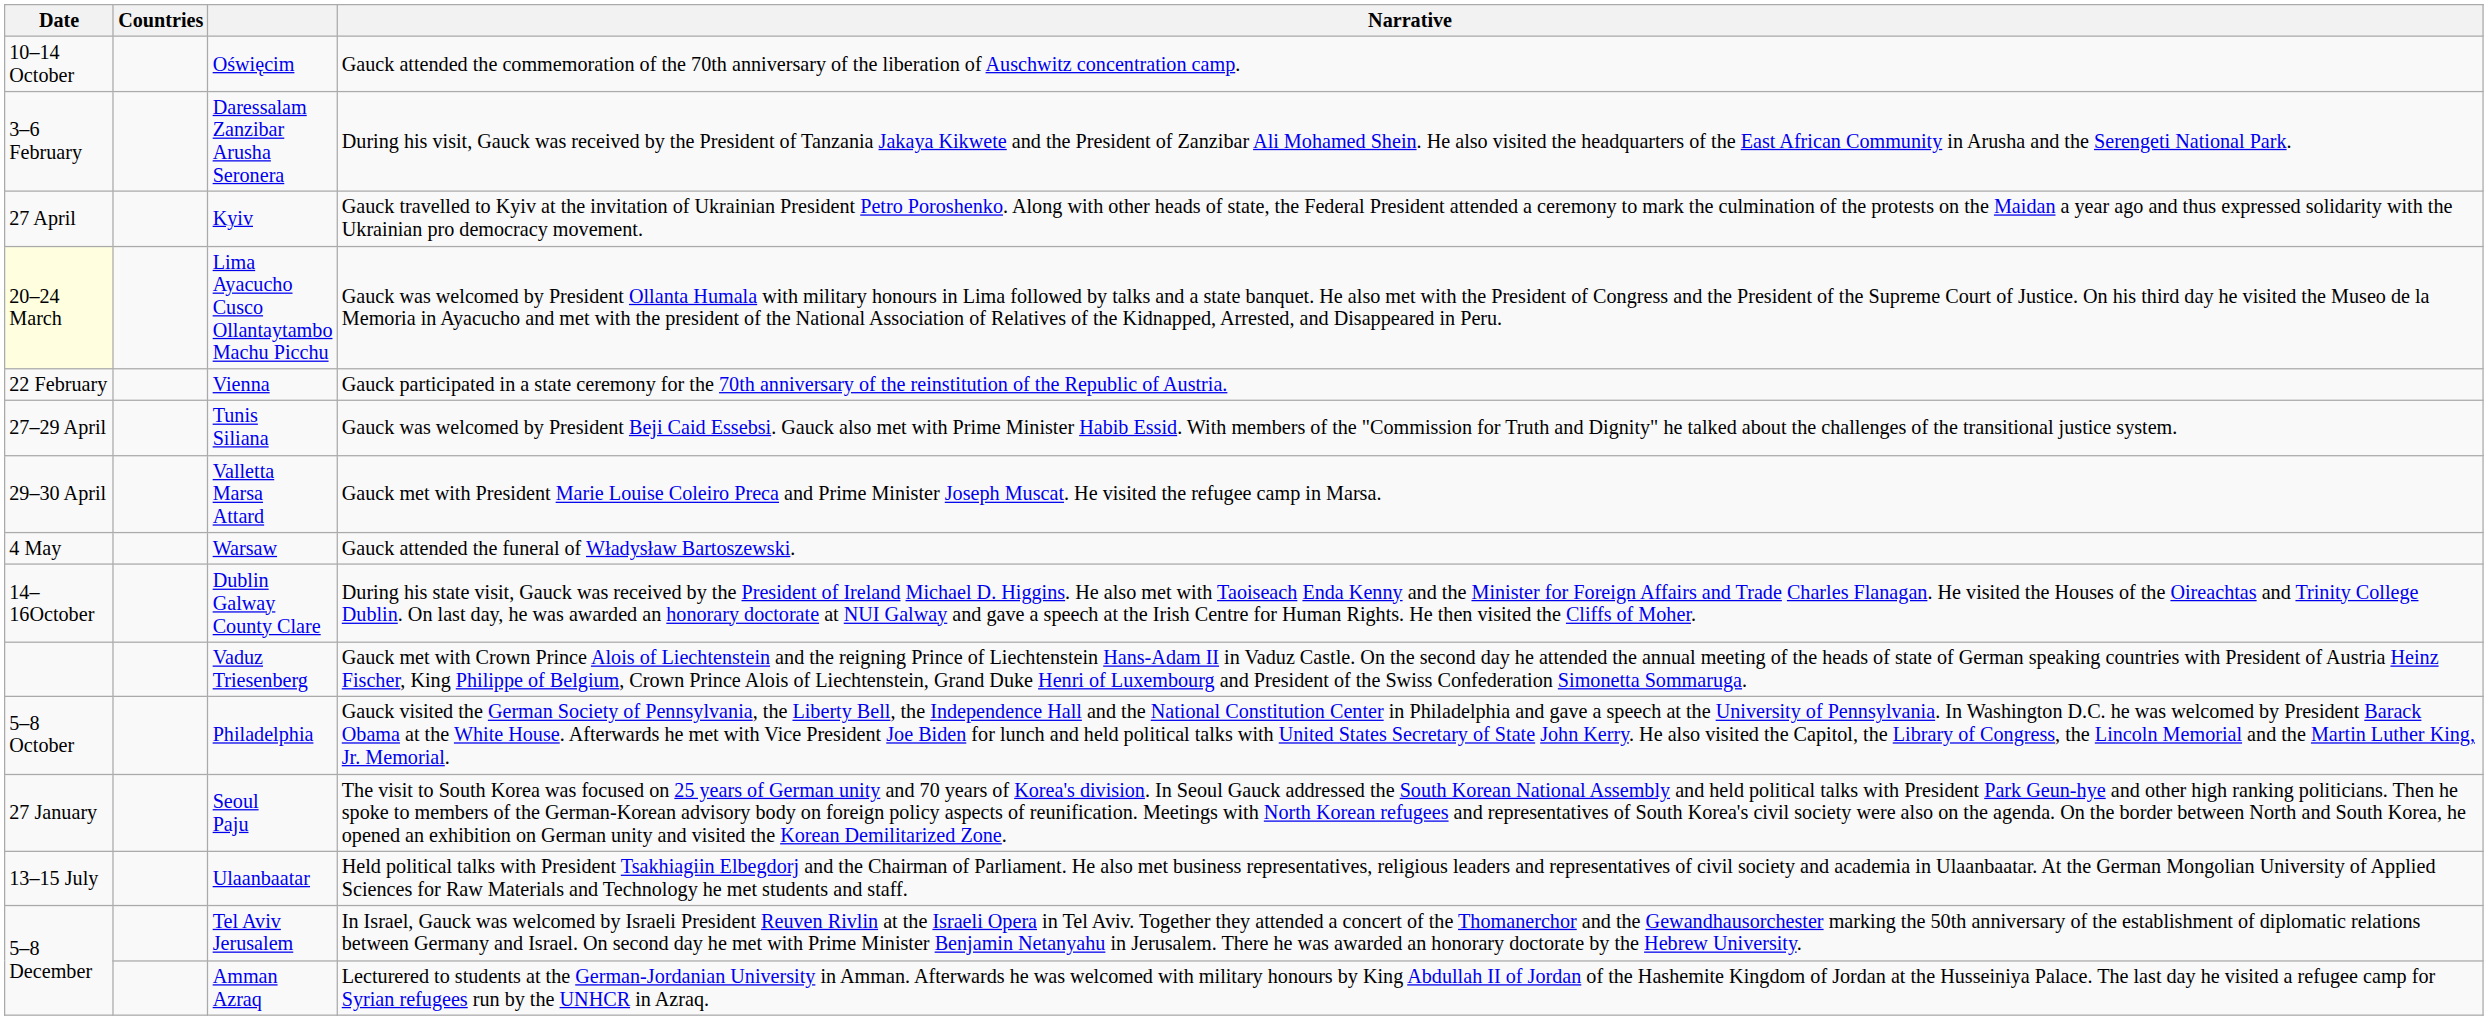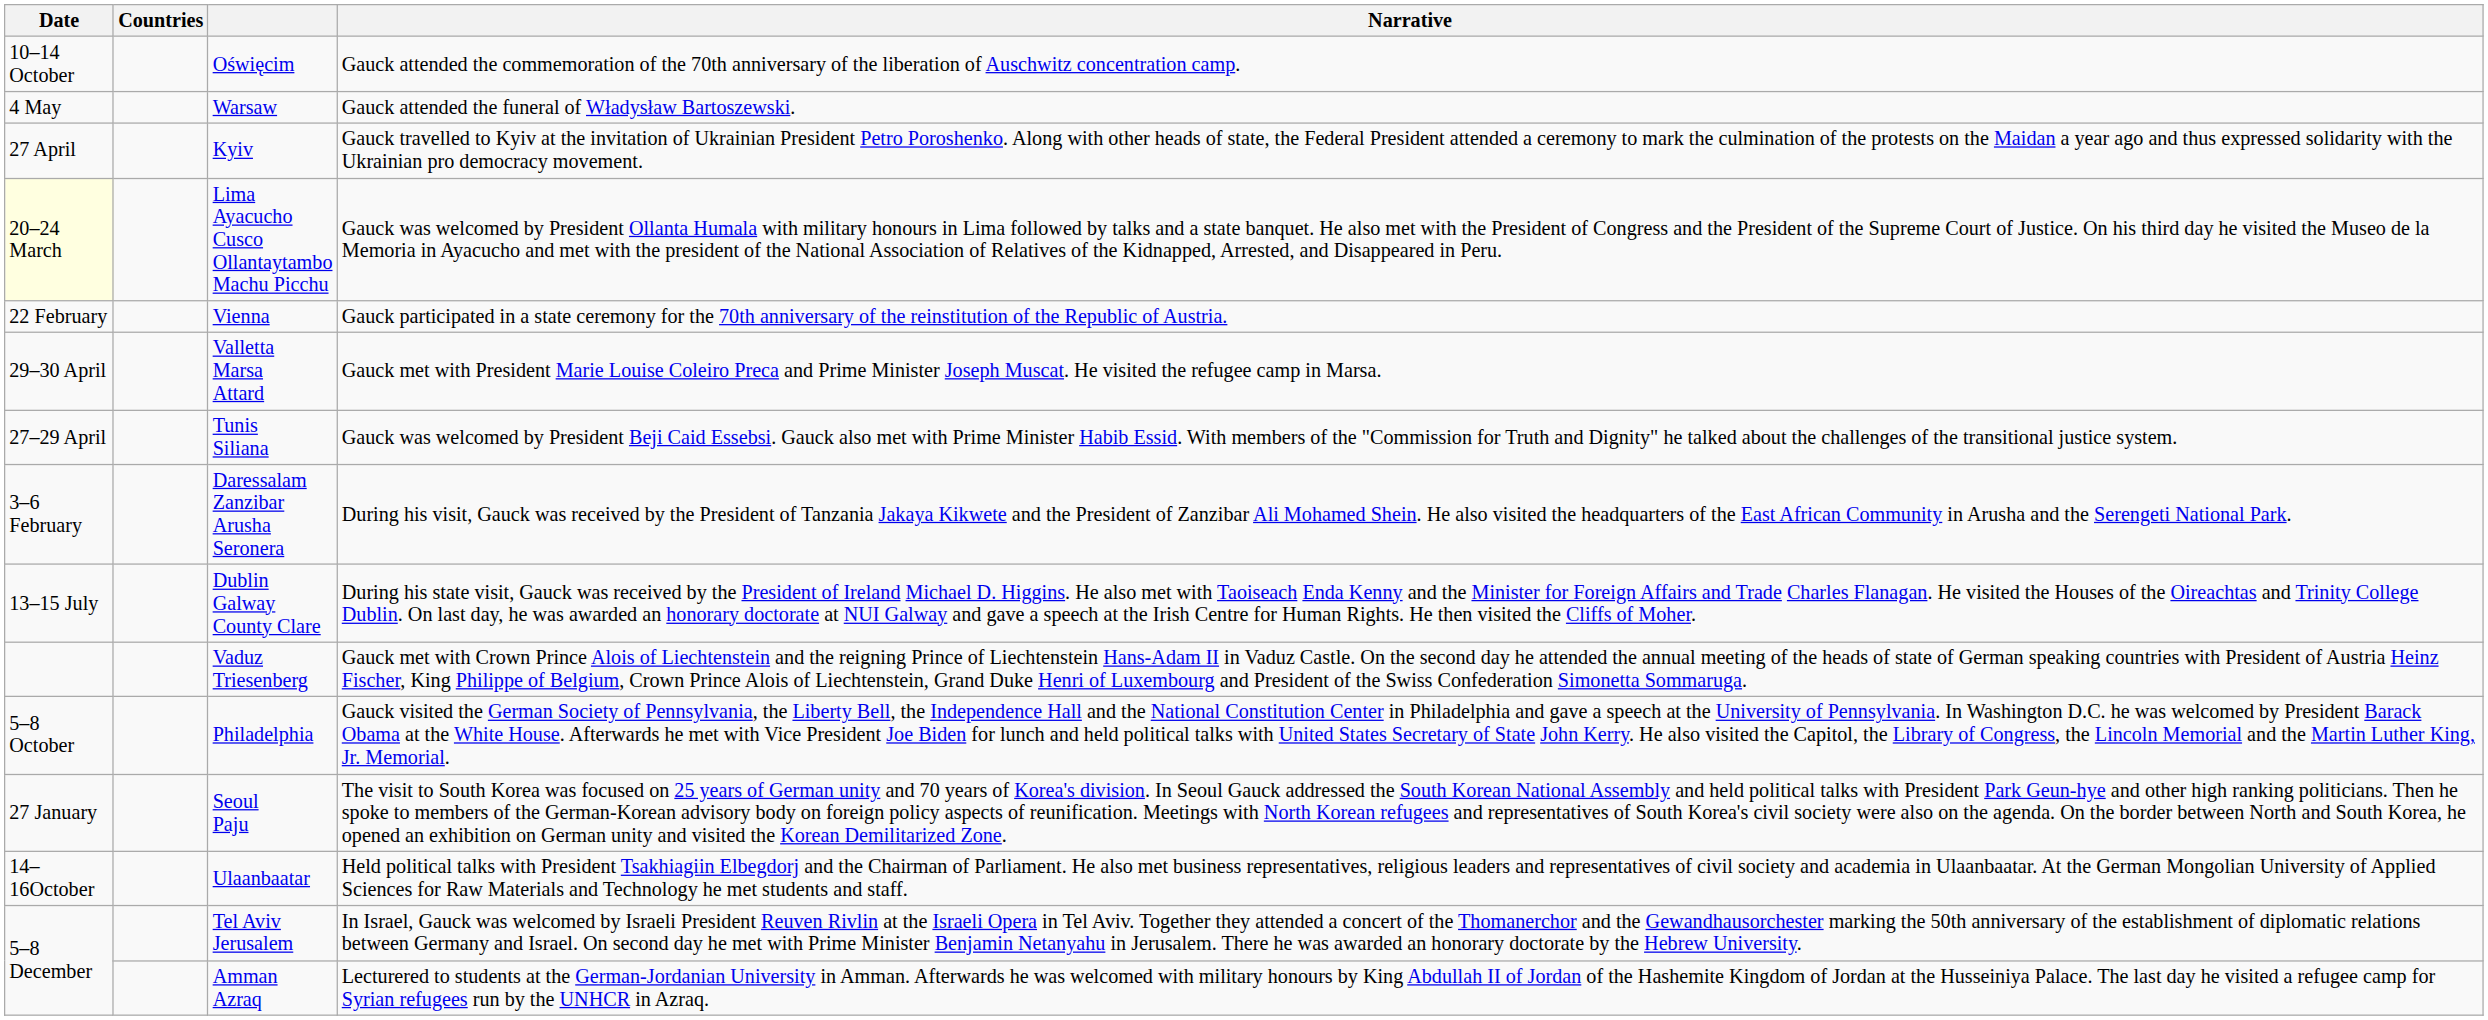rows swapped: (260, 141) <-> (245, 548)
rows swapped: (241, 427) <-> (243, 493)
(52, 603) 14–16October -> (54, 603) 13–15 July
(54, 878) 13–15 July -> (52, 878) 14–16October
